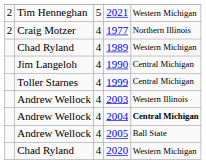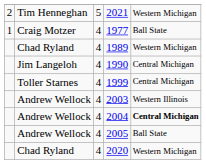(10, 30) 2 -> (10, 30) 1
(162, 30) Northern Illinois -> (150, 30) Ball State
